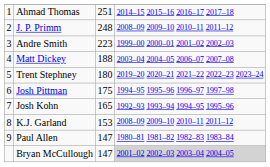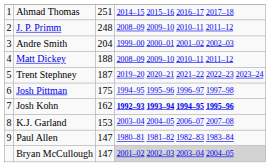(105, 43) 223 -> (105, 43) 204
(175, 59) 2003–04 2004–05 2006–07 2007–08 -> (175, 59) 2008–09 2009–10 2010–11 2011–12
(105, 75) 180 -> (105, 75) 187
(105, 106) 165 -> (105, 106) 162
(175, 106) normal -> (175, 106) bold
(175, 122) 2008–09 2009–10 2010–11 2011–12 -> (175, 122) 2003–04 2004–05 2006–07 2007–08
